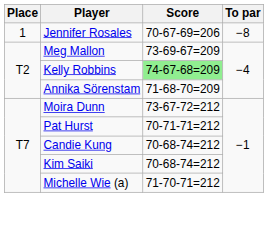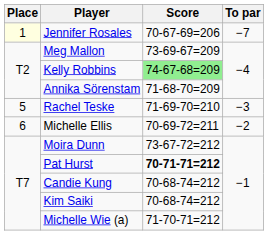(23, 32) no background -> (23, 32) lightyellow background
(243, 32) −8 -> (243, 32) −7
+ row: (79, 107)
+ row: (78, 126)
(183, 126) normal -> (183, 164) bold
